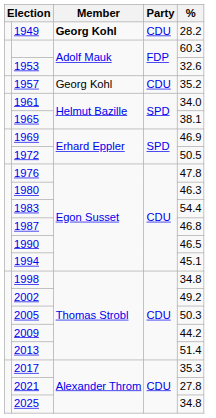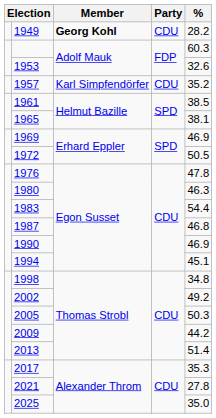(84, 84) Georg Kohl -> (102, 84) Karl Simpfendörfer
(191, 102) 34.0 -> (198, 102) 38.5
(191, 244) 46.5 -> (198, 244) 46.9
(191, 404) 34.8 -> (198, 404) 35.0
